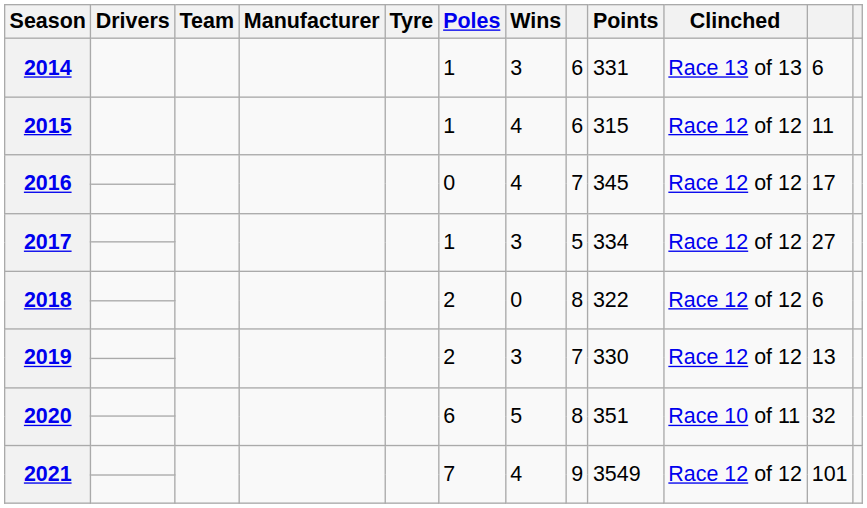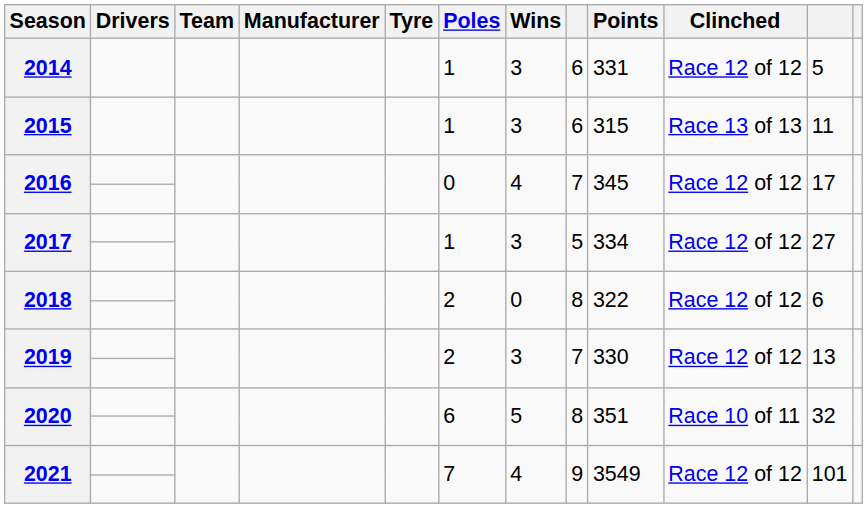(735, 67) Race 13 of 13 -> (735, 67) Race 12 of 12
(818, 67) 6 -> (818, 67) 5
(516, 125) 4 -> (516, 125) 3
(735, 125) Race 12 of 12 -> (735, 125) Race 13 of 13
